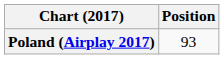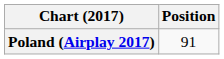(189, 41) 93 -> (189, 41) 91
